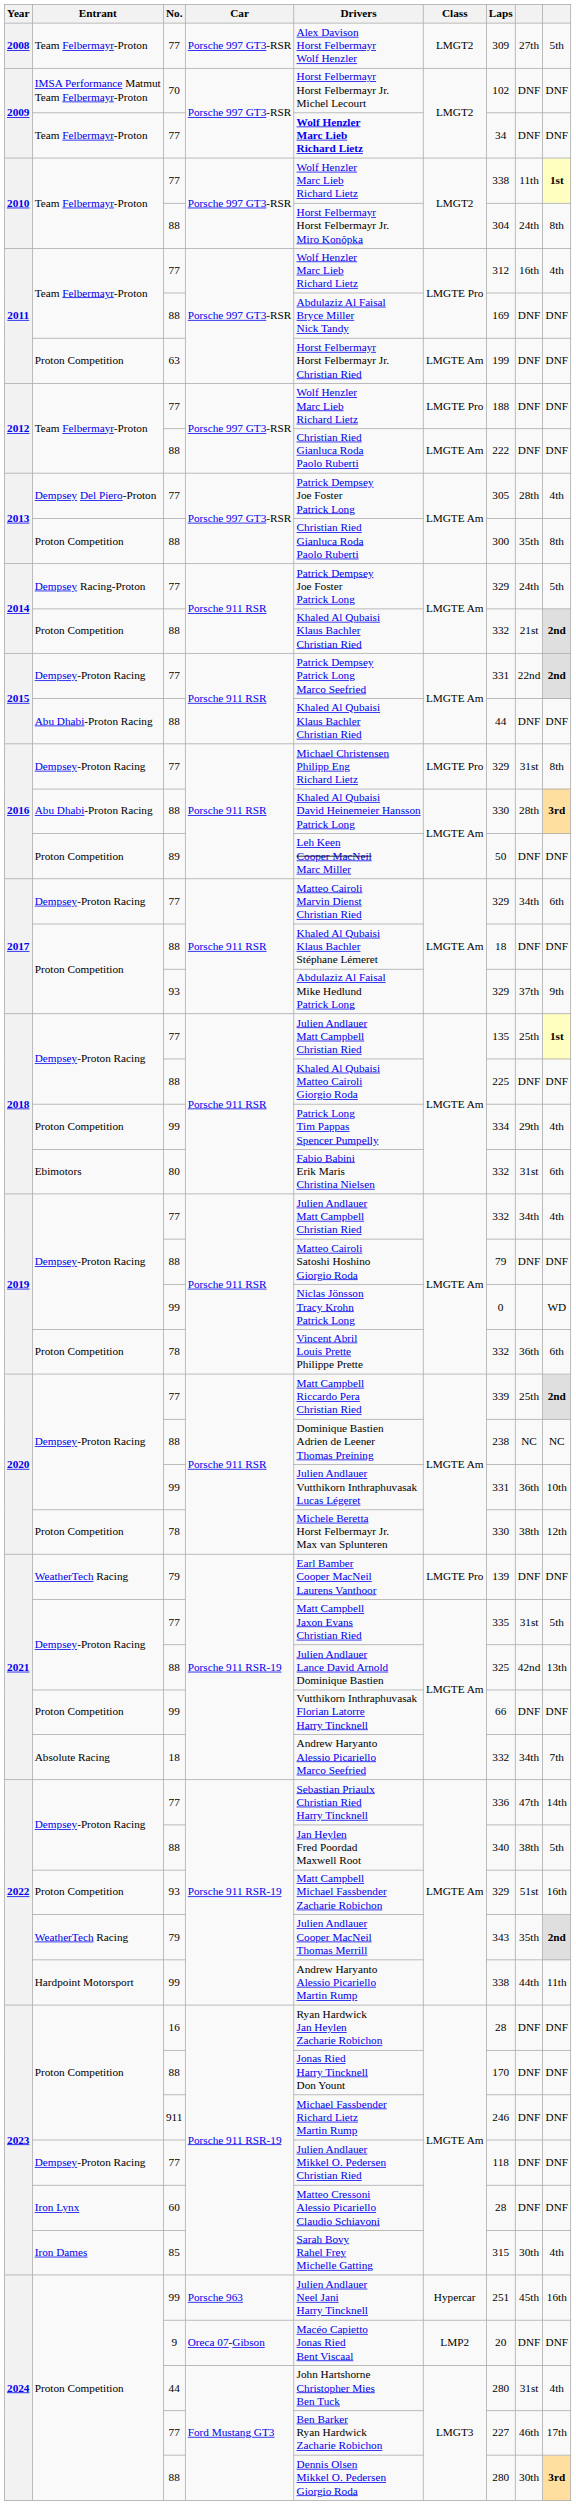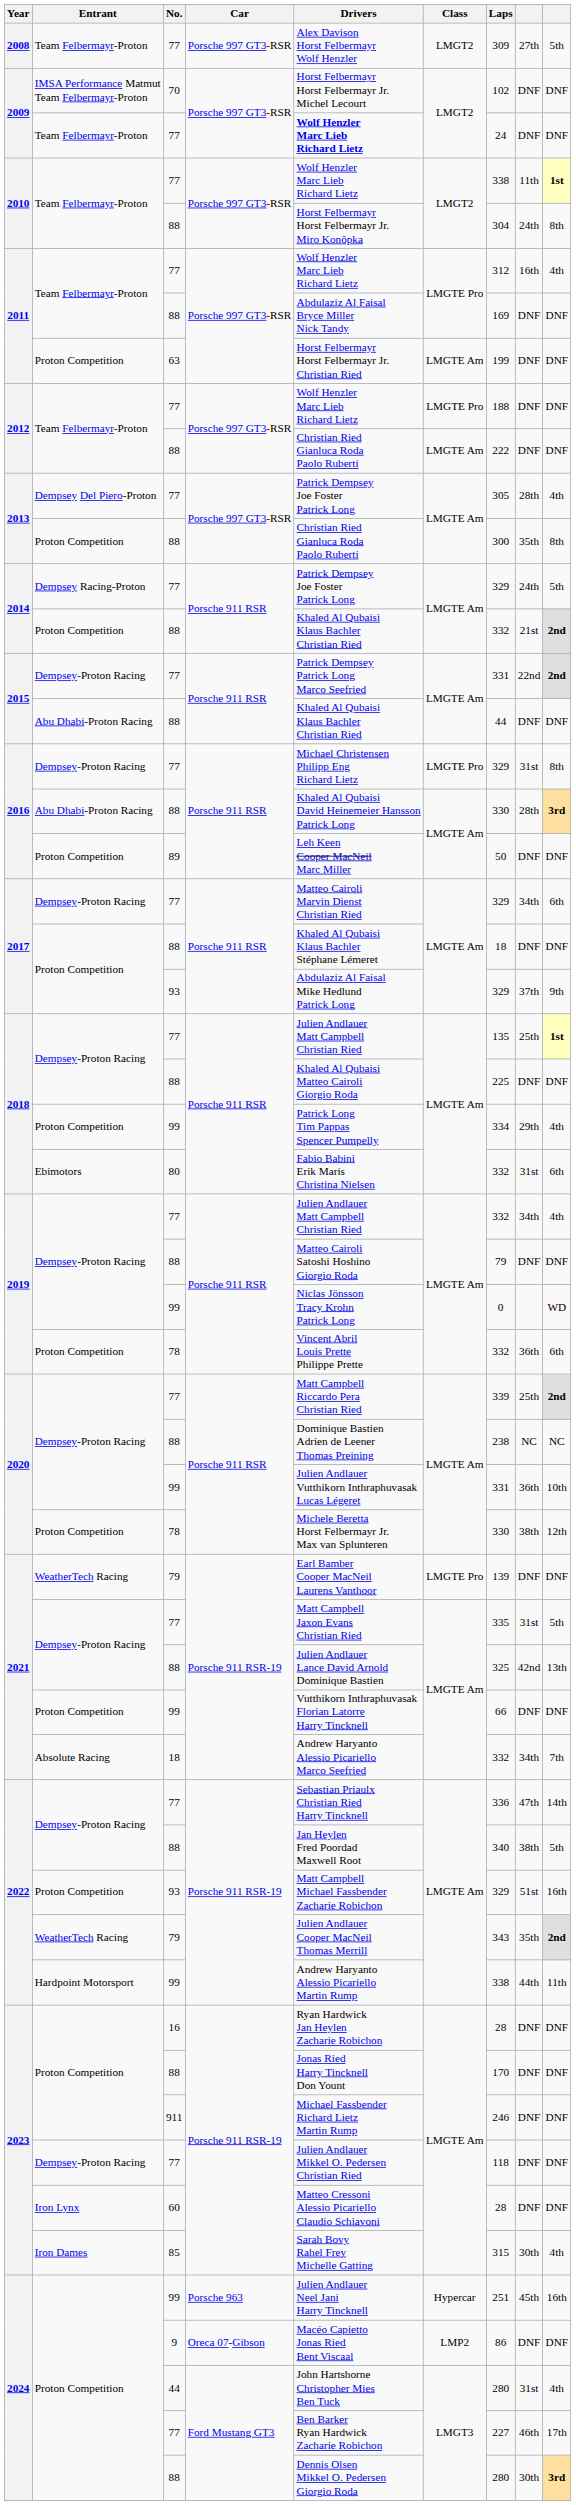(501, 136) 34 -> (501, 136) 24
(501, 2343) 20 -> (501, 2343) 86
